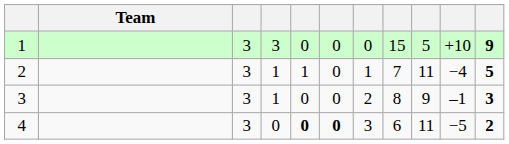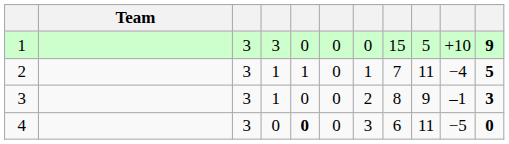(336, 125) bold -> (336, 125) normal
(489, 125) 2 -> (489, 125) 0
